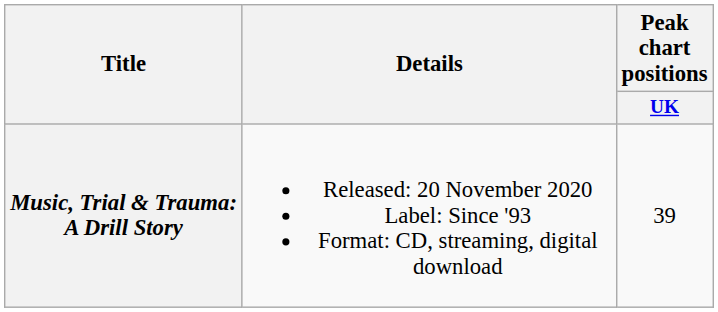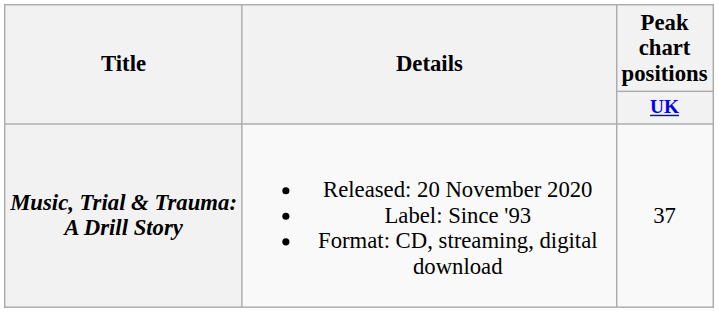(665, 215) 39 -> (665, 215) 37
